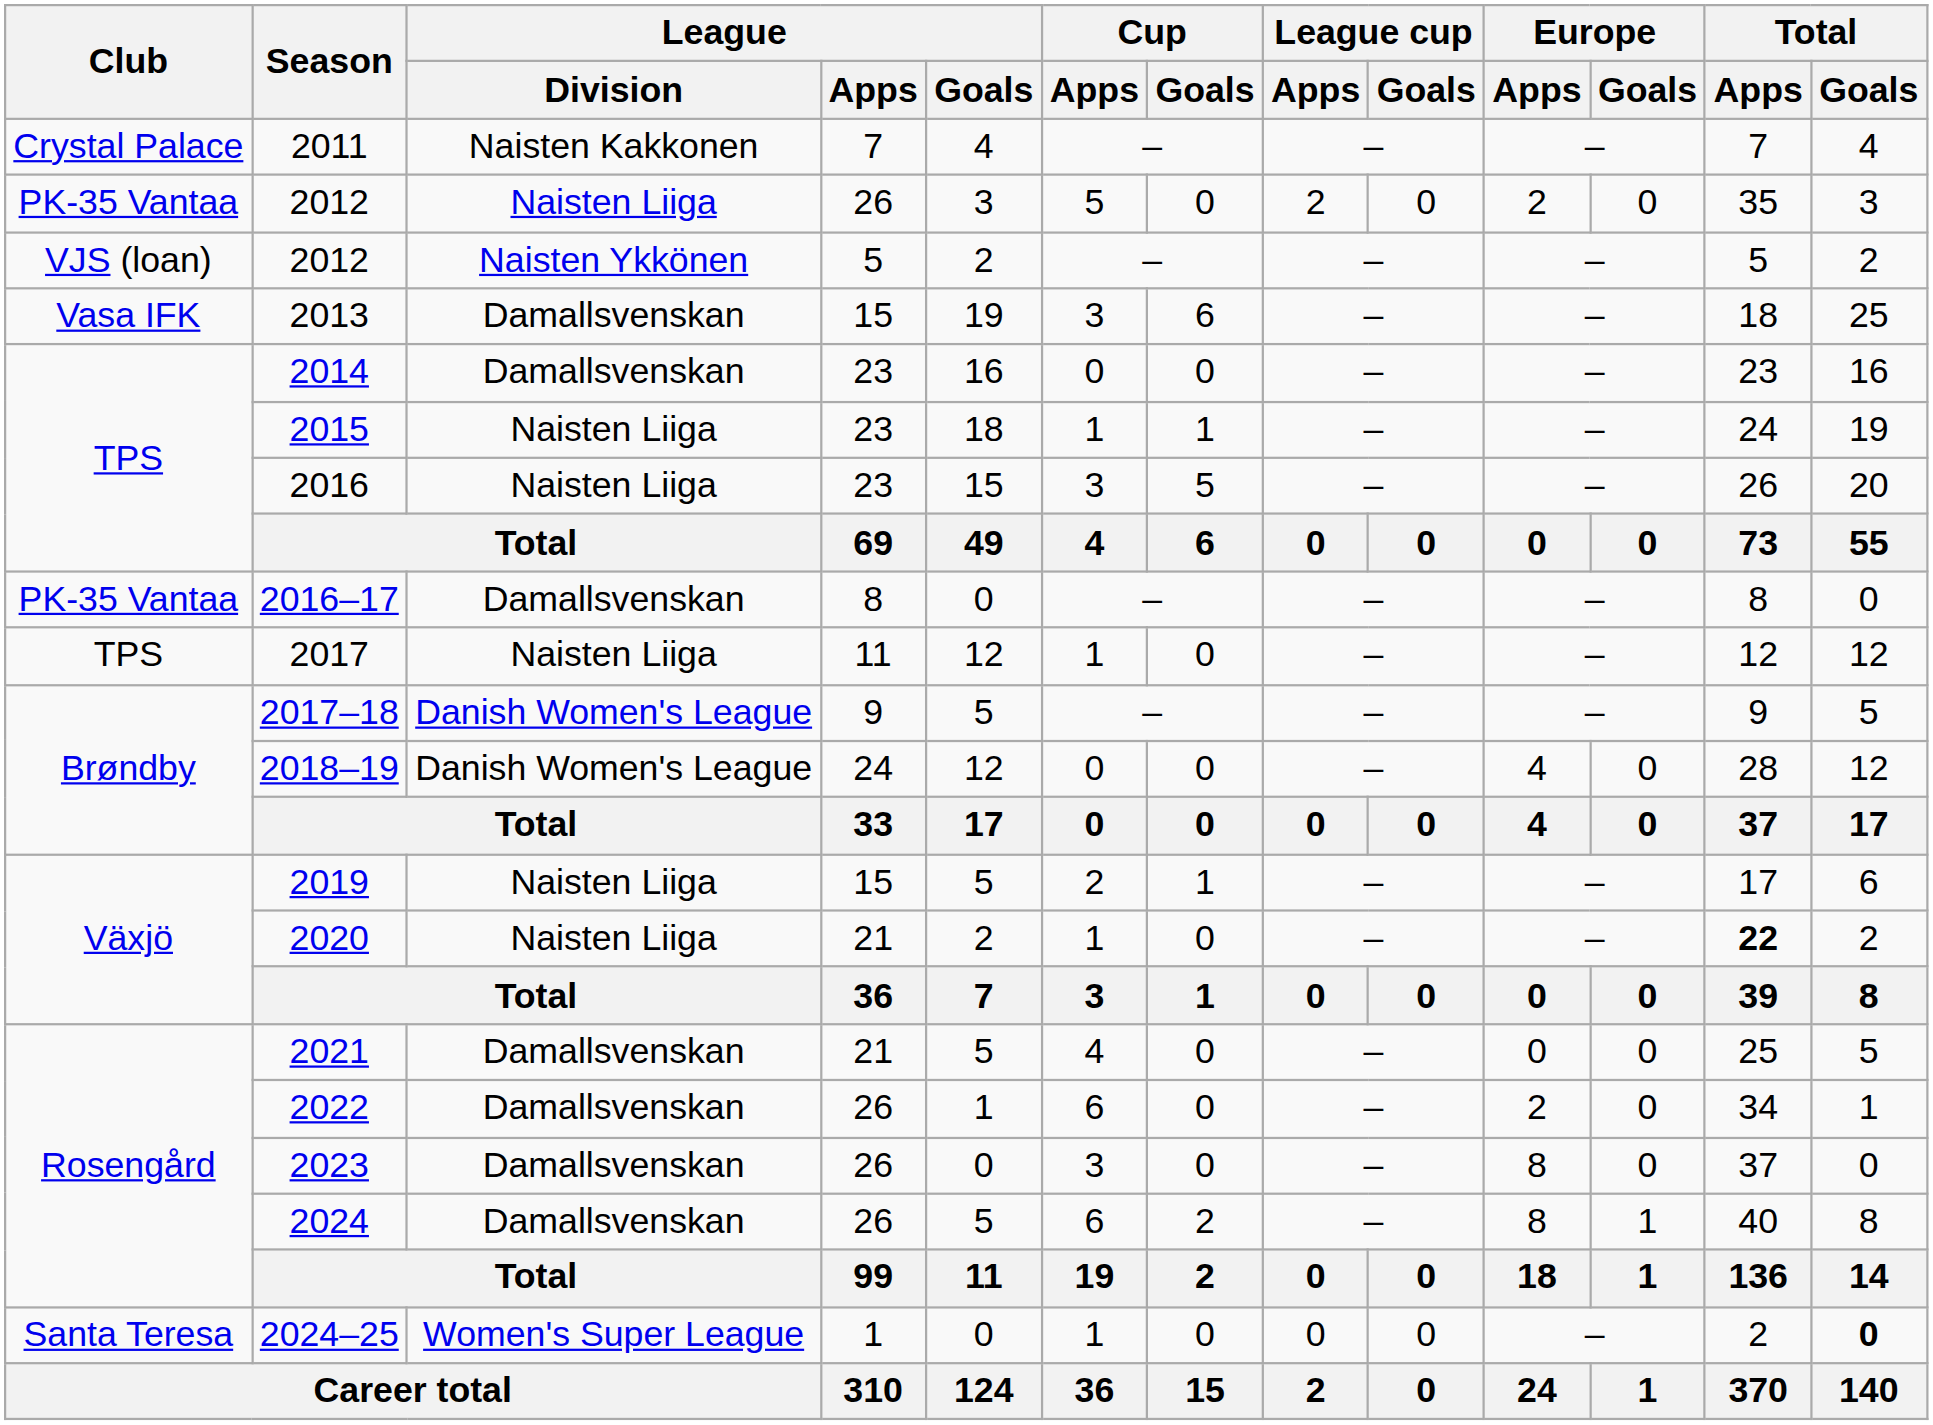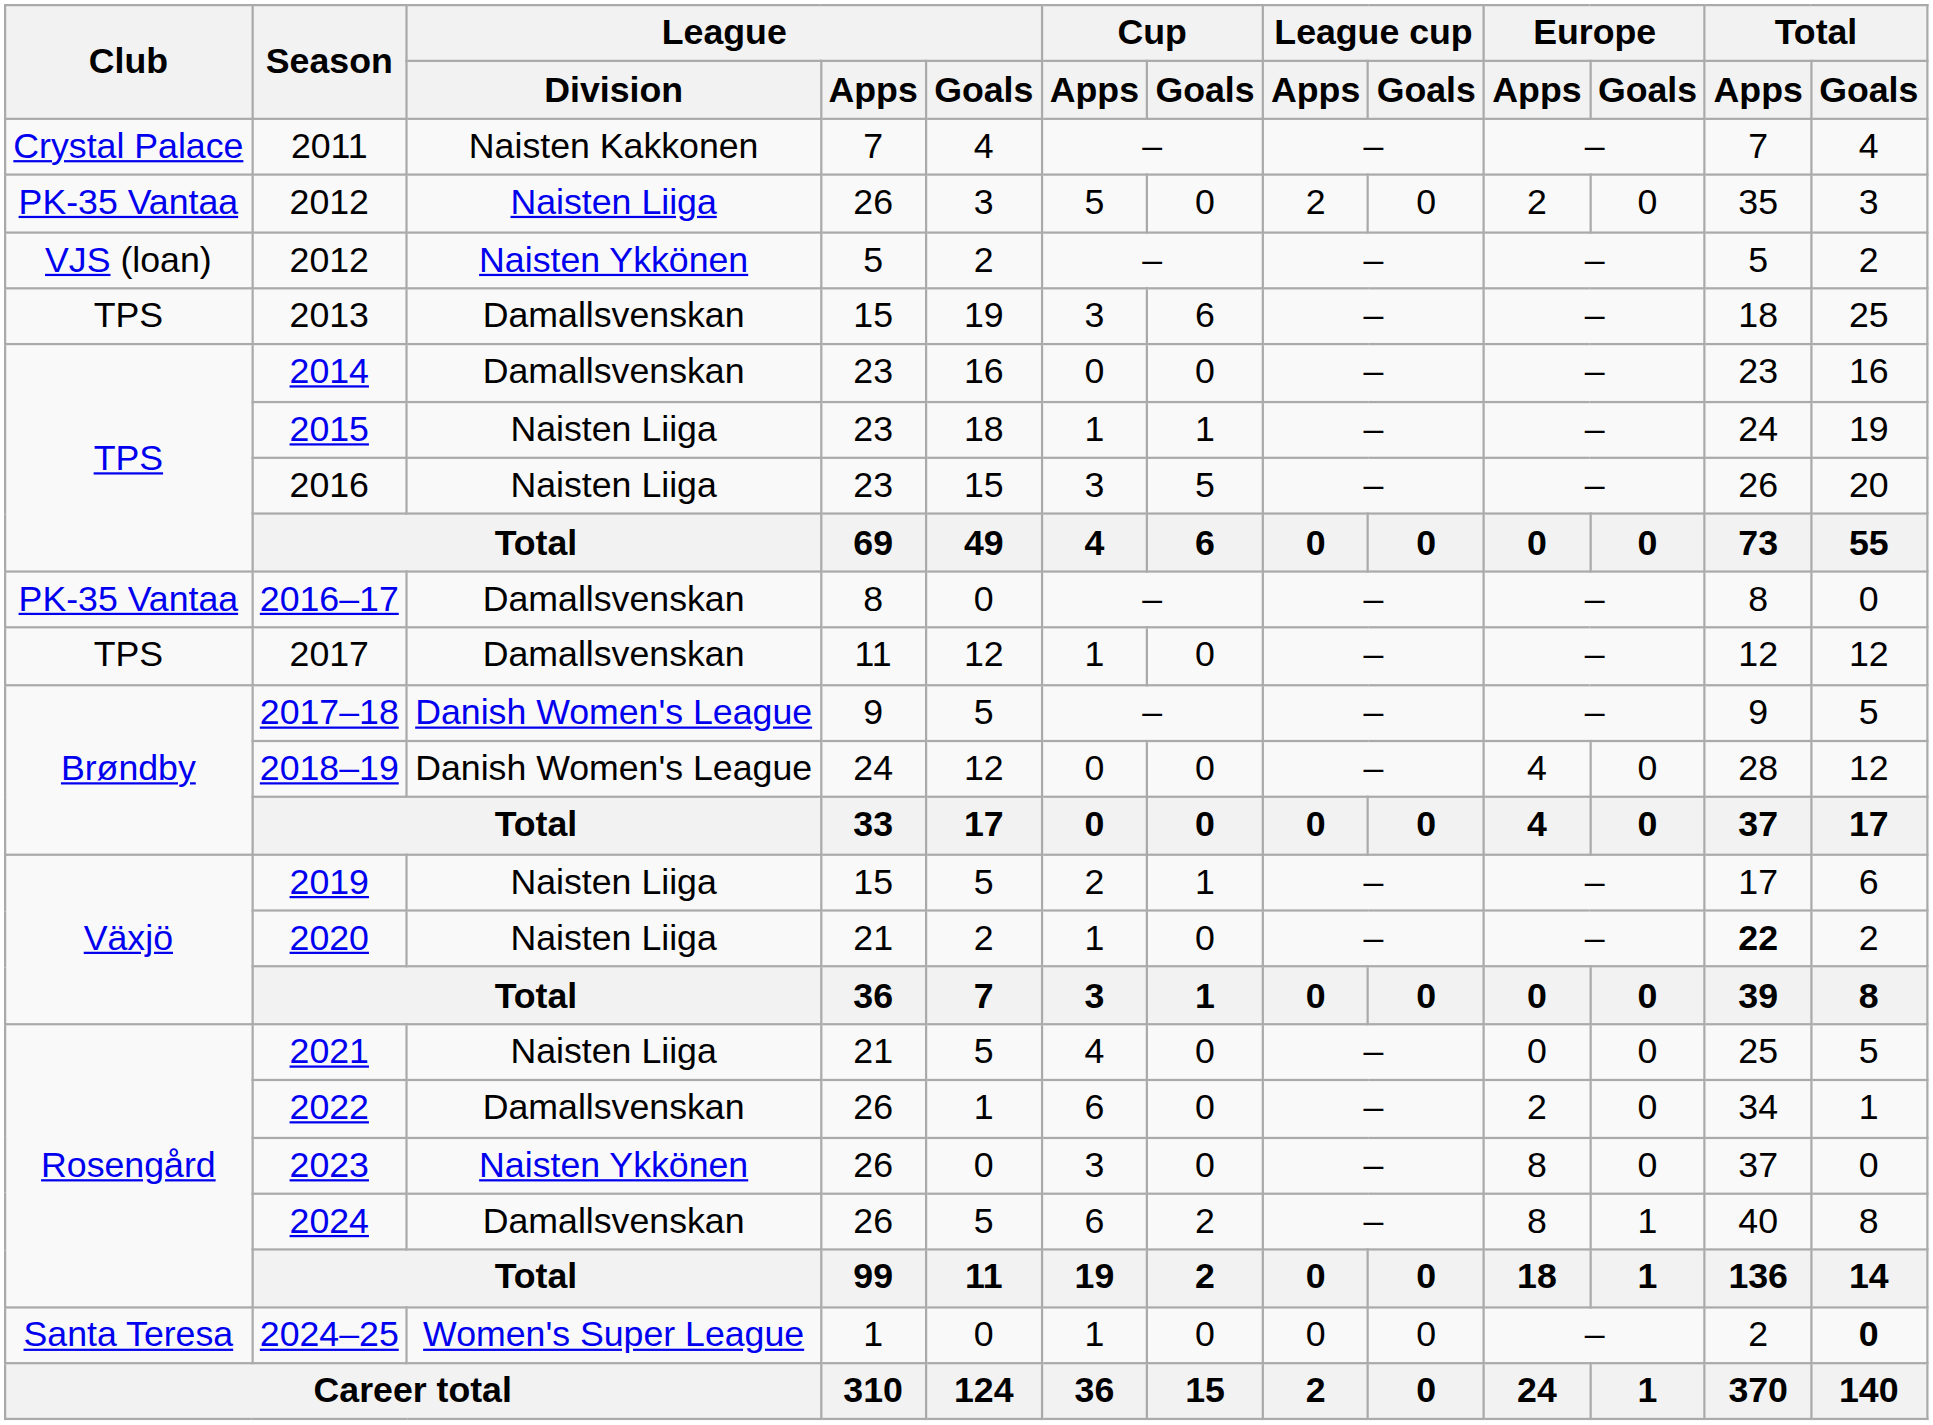(128, 315) Vasa IFK -> (128, 315) TPS
(614, 655) Naisten Liiga -> (614, 655) Damallsvenskan
(614, 1051) Damallsvenskan -> (614, 1051) Naisten Liiga
(614, 1164) Damallsvenskan -> (614, 1164) Naisten Ykkönen
